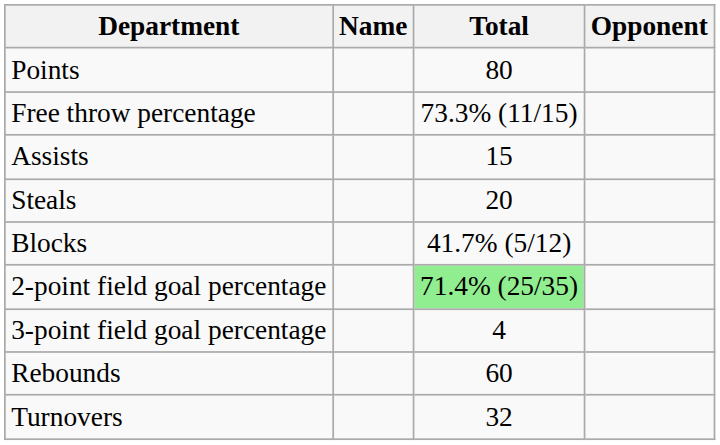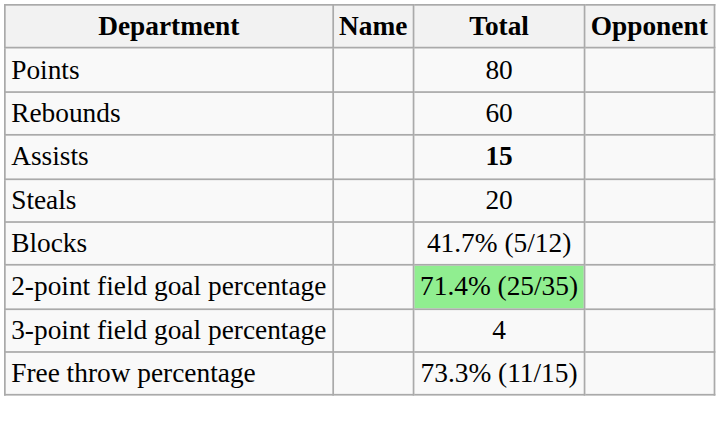rows swapped: (66, 373) <-> (133, 112)
(499, 156) normal -> (499, 156) bold
- row: (67, 416)
